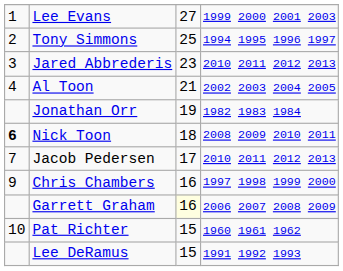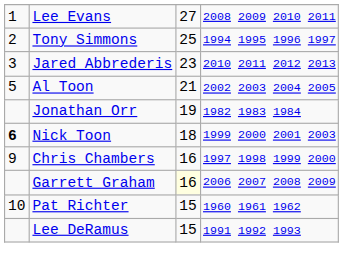(269, 16) 1999 2000 2001 2003 -> (269, 16) 2008 2009 2010 2011
(12, 88) 4 -> (12, 88) 5
(269, 135) 2008 2009 2010 2011 -> (269, 135) 1999 2000 2001 2003
- row: (94, 159)
